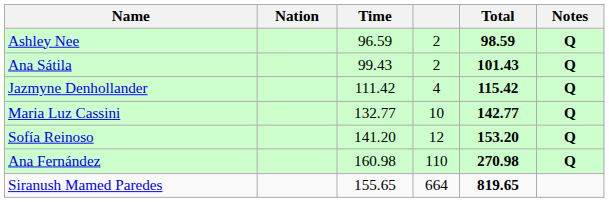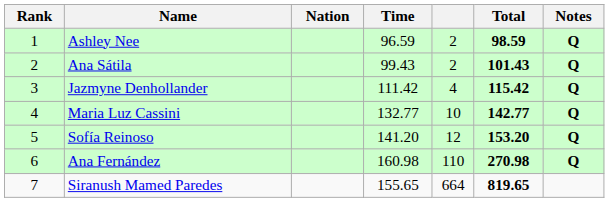+ column: (34, 16)
